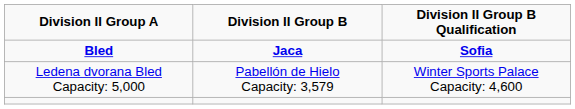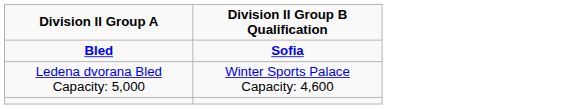- column: (287, 22)
